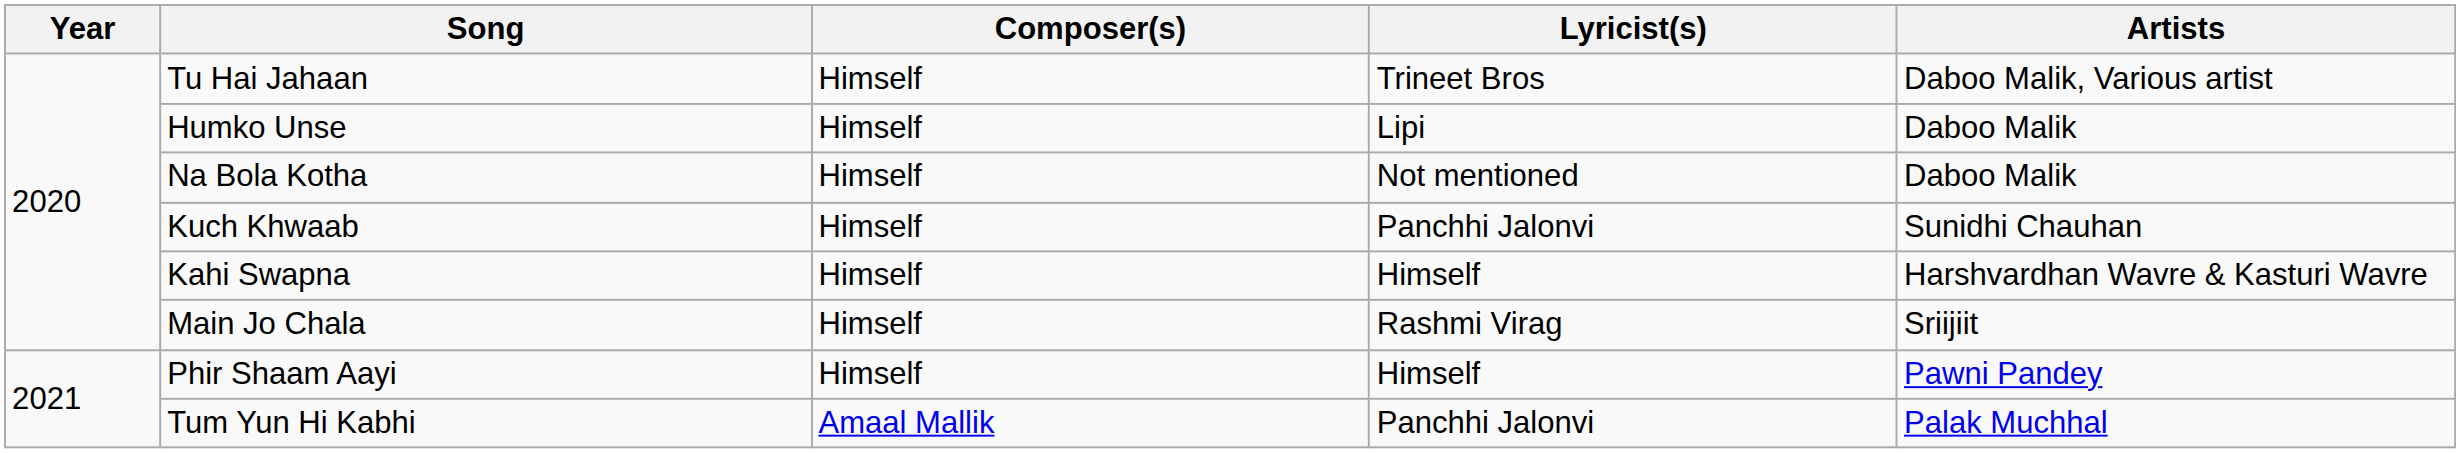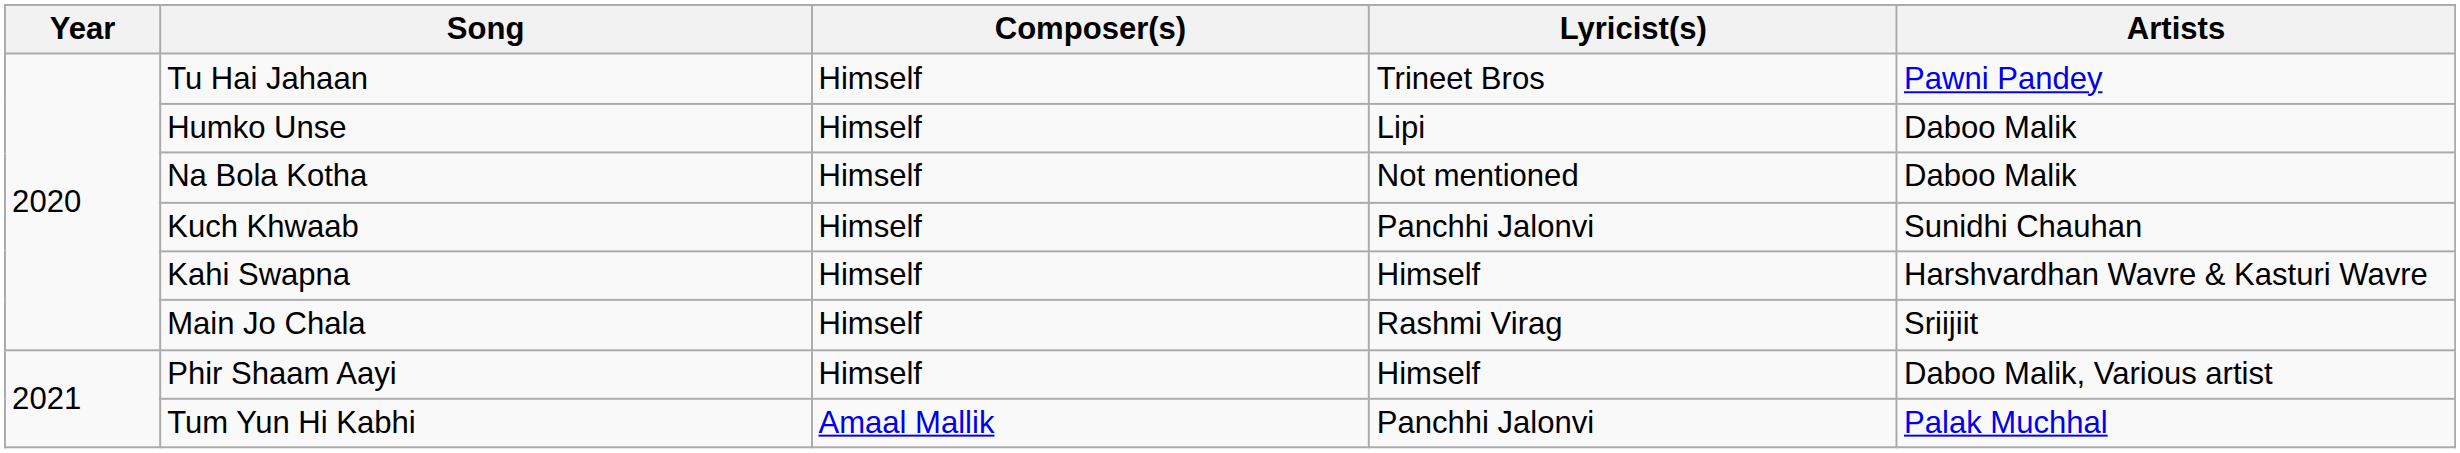(2088, 78) Daboo Malik, Various artist -> (2003, 78) Pawni Pandey
(2003, 373) Pawni Pandey -> (2088, 373) Daboo Malik, Various artist
